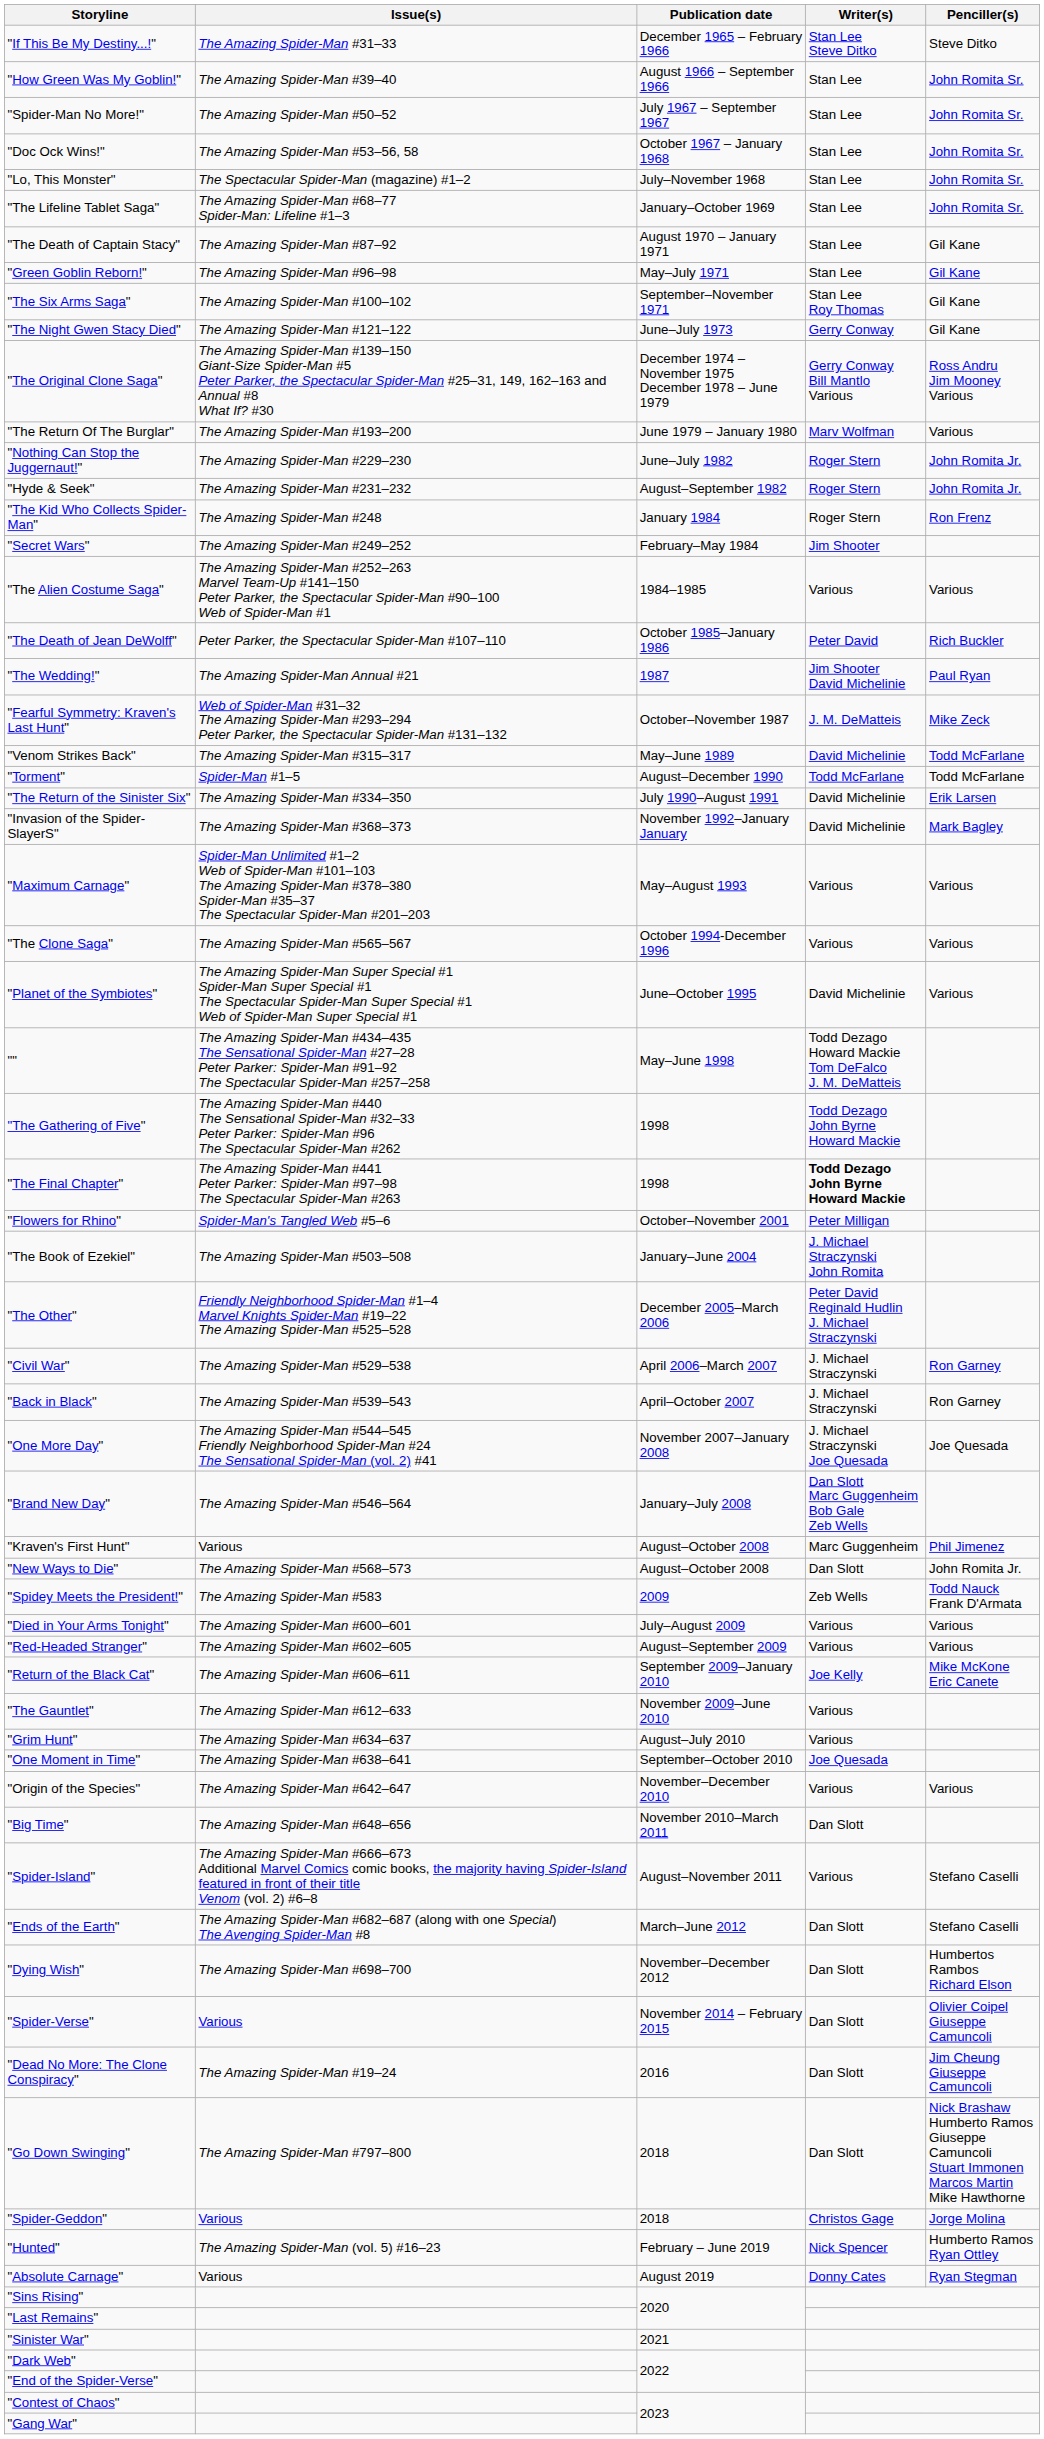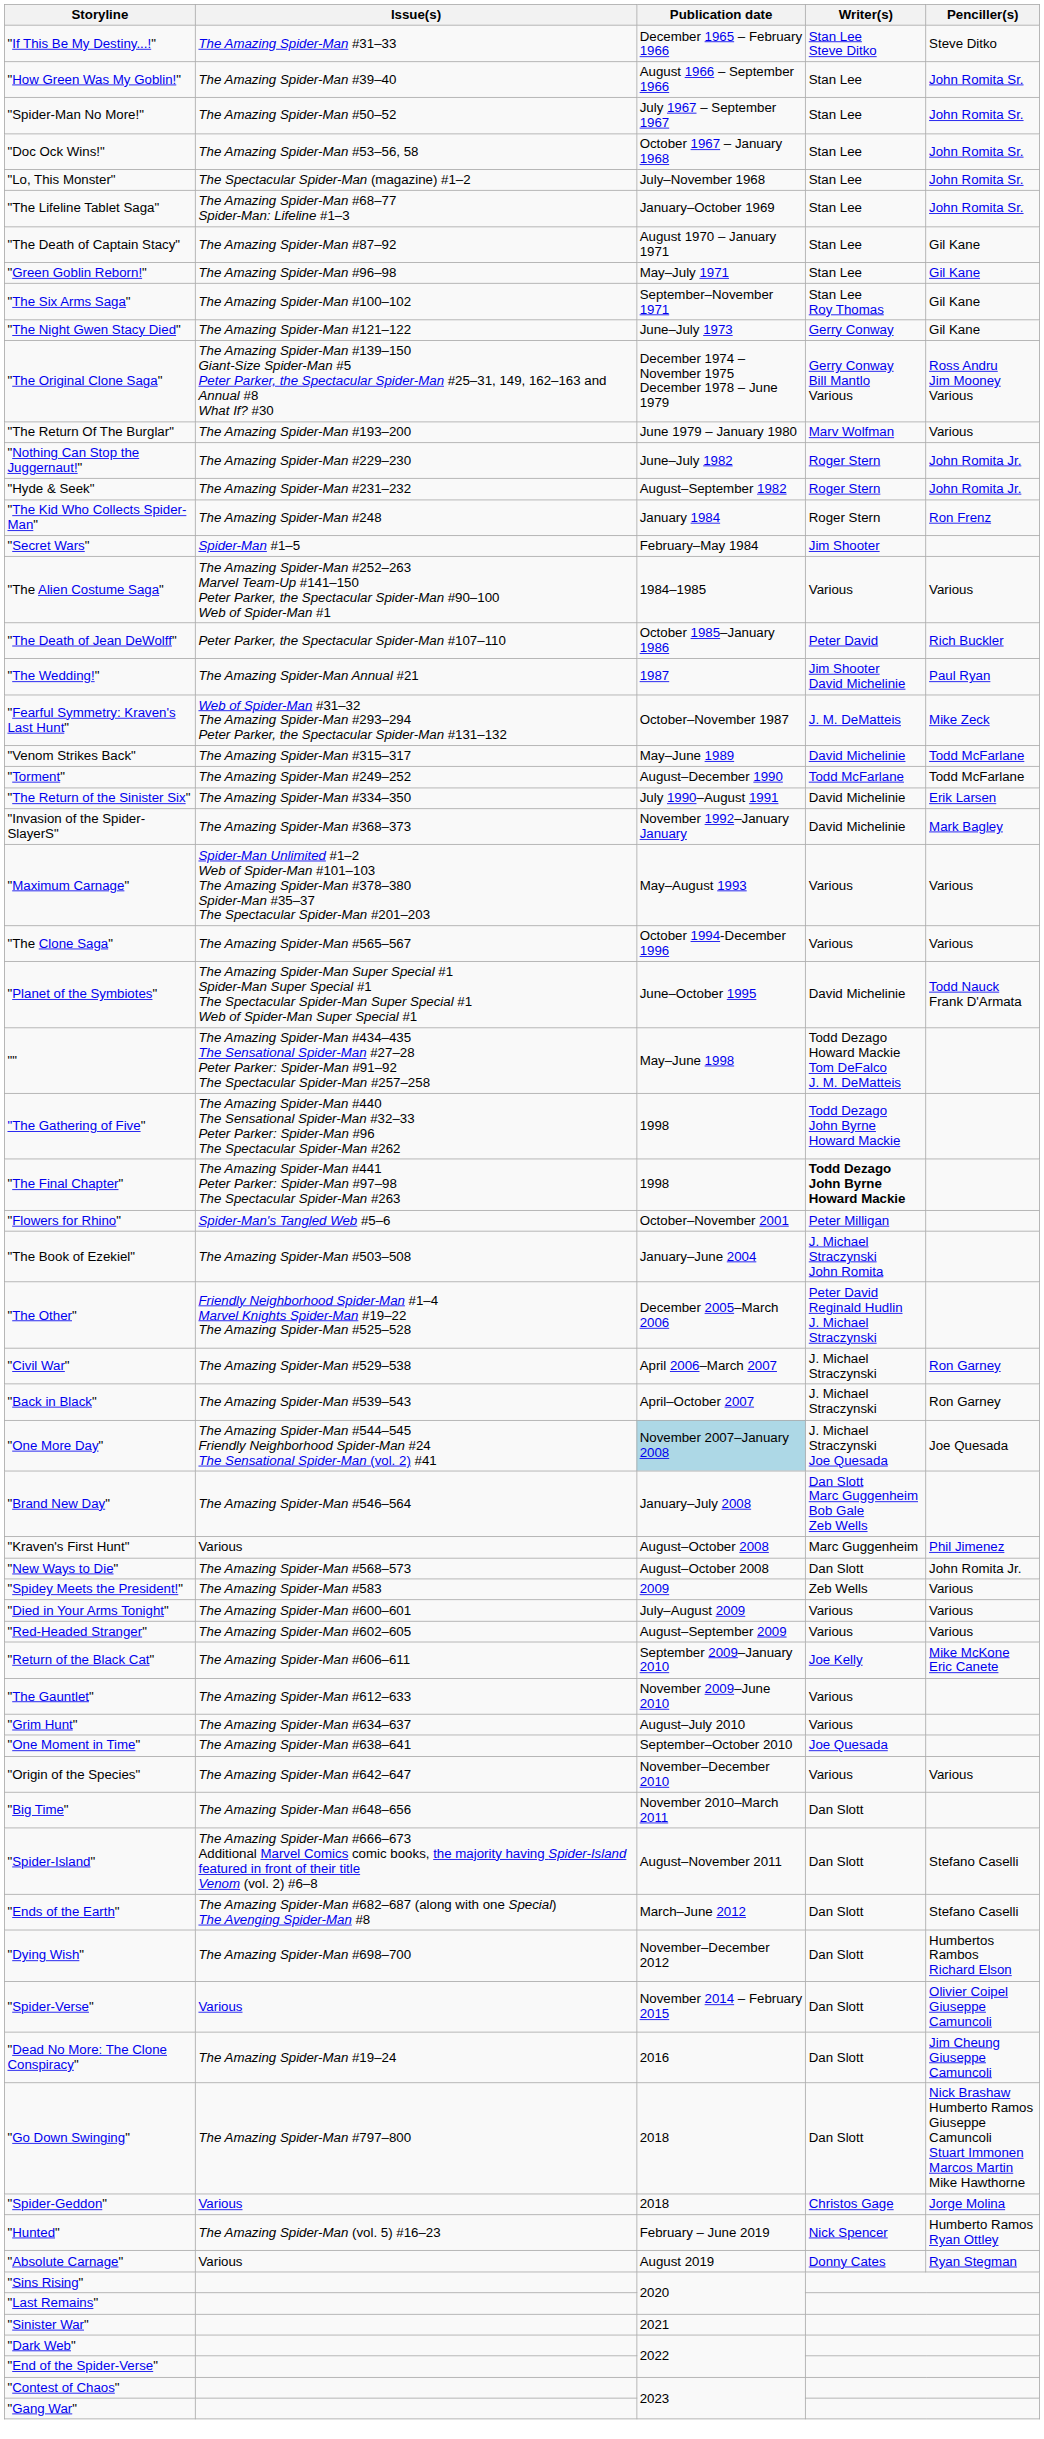(305, 546) The Amazing Spider-Man #249–252 -> (249, 546) Spider-Man #1–5
(249, 777) Spider-Man #1–5 -> (305, 777) The Amazing Spider-Man #249–252
(951, 994) Various -> (975, 994) Todd Nauck Frank D'Armata
(714, 1445) no background -> (714, 1445) lightblue background
(975, 1597) Todd Nauck Frank D'Armata -> (951, 1589) Various
(831, 1876) Various -> (836, 1861) Dan Slott
